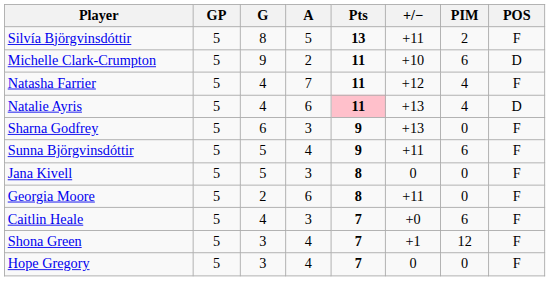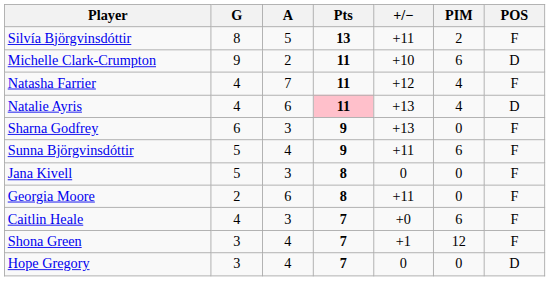- column: (216, 15)
(517, 264) F -> (514, 264) D
